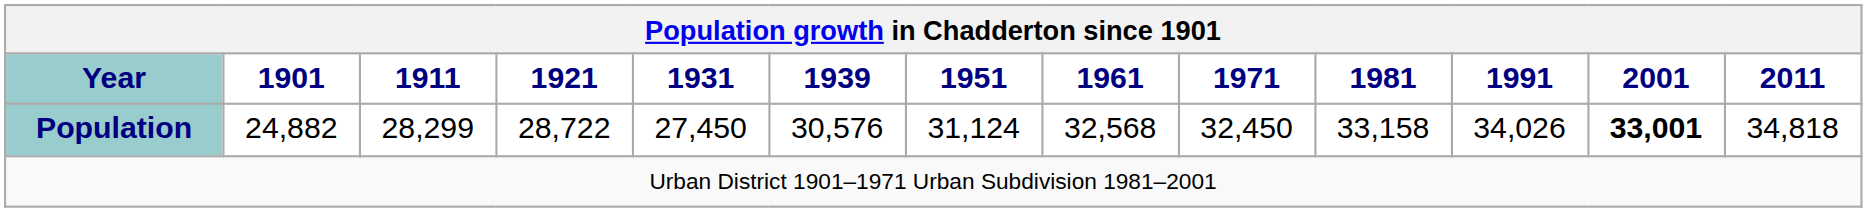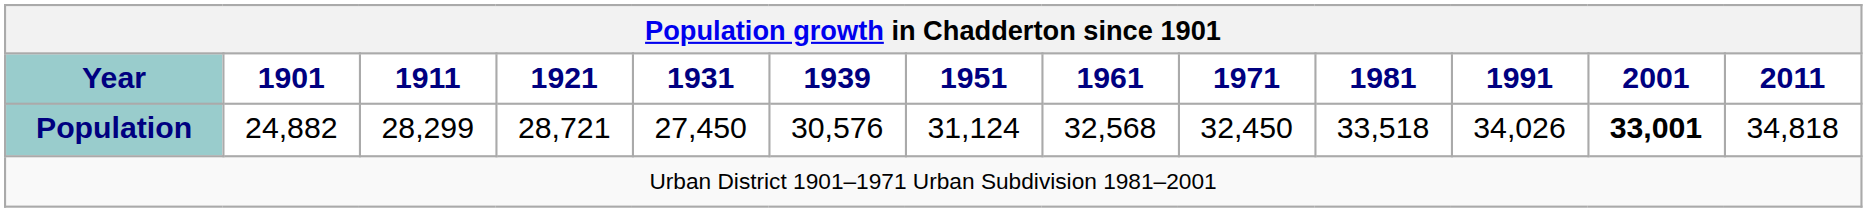(564, 129) 28,722 -> (564, 129) 28,721
(1383, 129) 33,158 -> (1383, 129) 33,518
